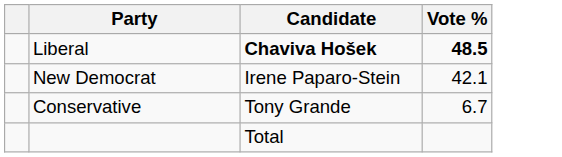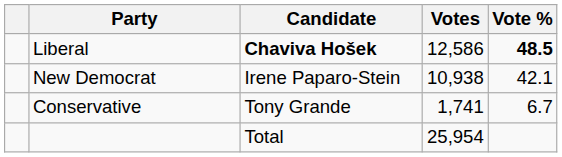+ column: (455, 19)
